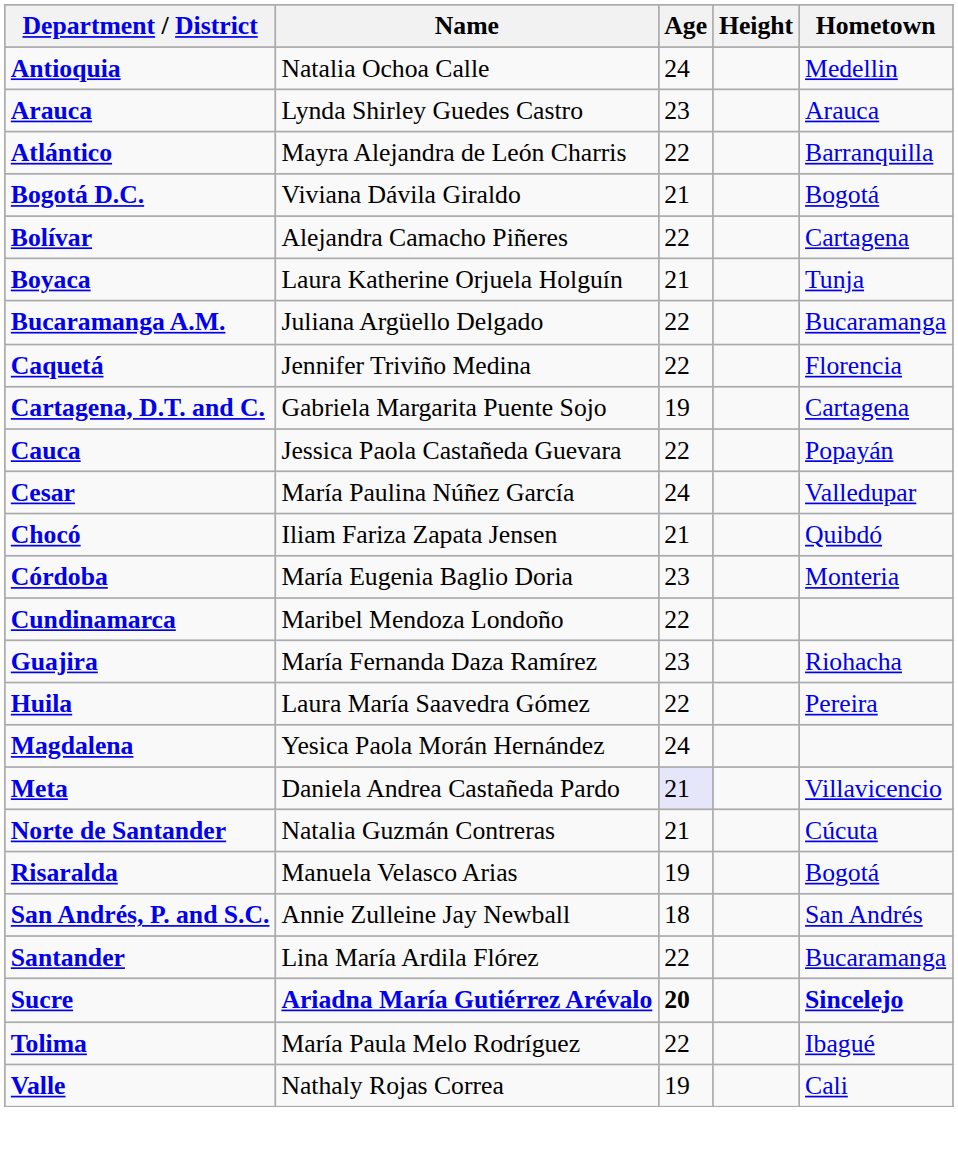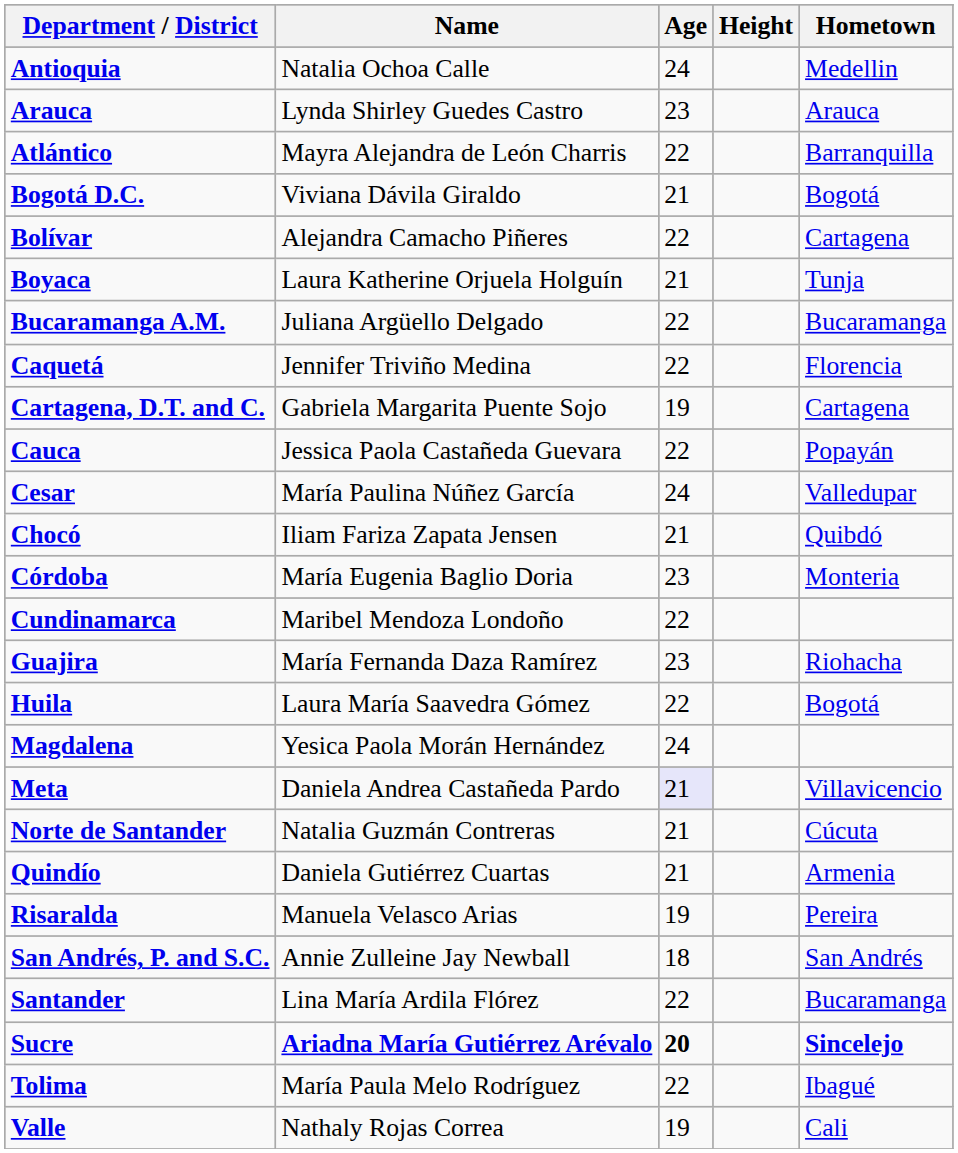(841, 703) Pereira -> (842, 703) Bogotá
+ row: (56, 872)
(842, 872) Bogotá -> (841, 915) Pereira
